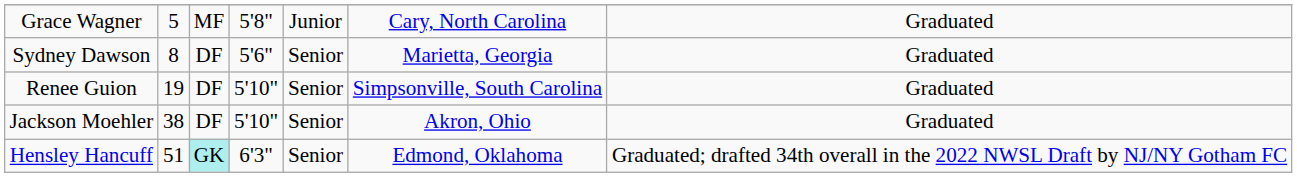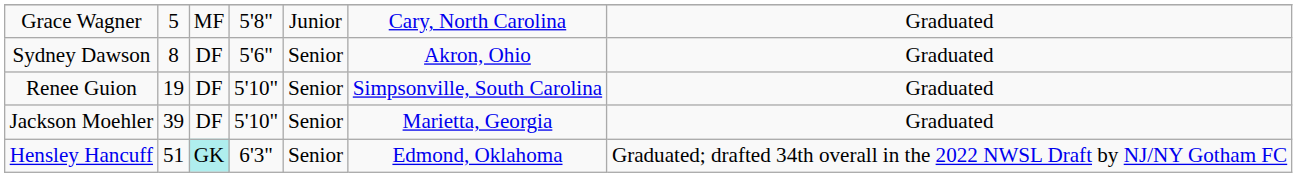(477, 54) Marietta, Georgia -> (477, 54) Akron, Ohio
(174, 121) 38 -> (174, 121) 39
(477, 121) Akron, Ohio -> (477, 121) Marietta, Georgia
